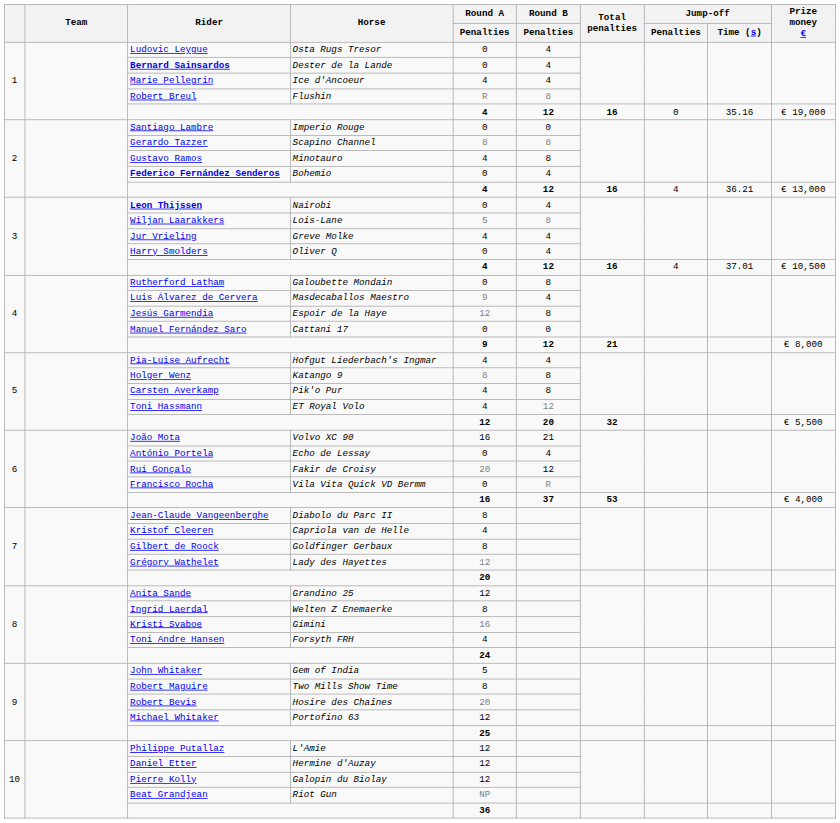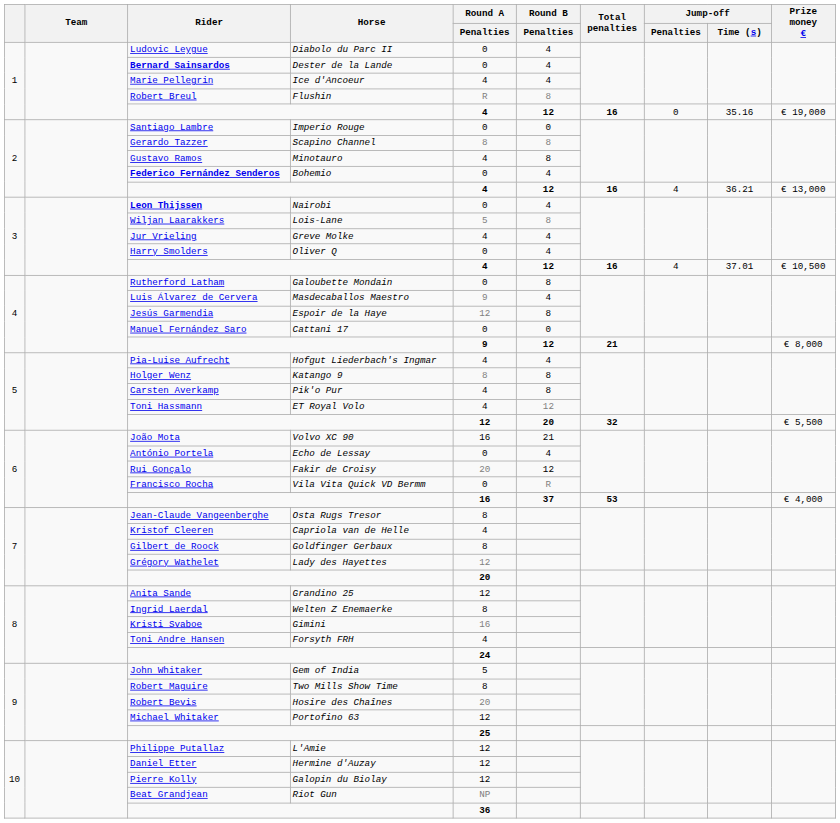(337, 49) Osta Rugs Tresor -> (342, 49) Diabolo du Parc II
(342, 515) Diabolo du Parc II -> (337, 515) Osta Rugs Tresor
